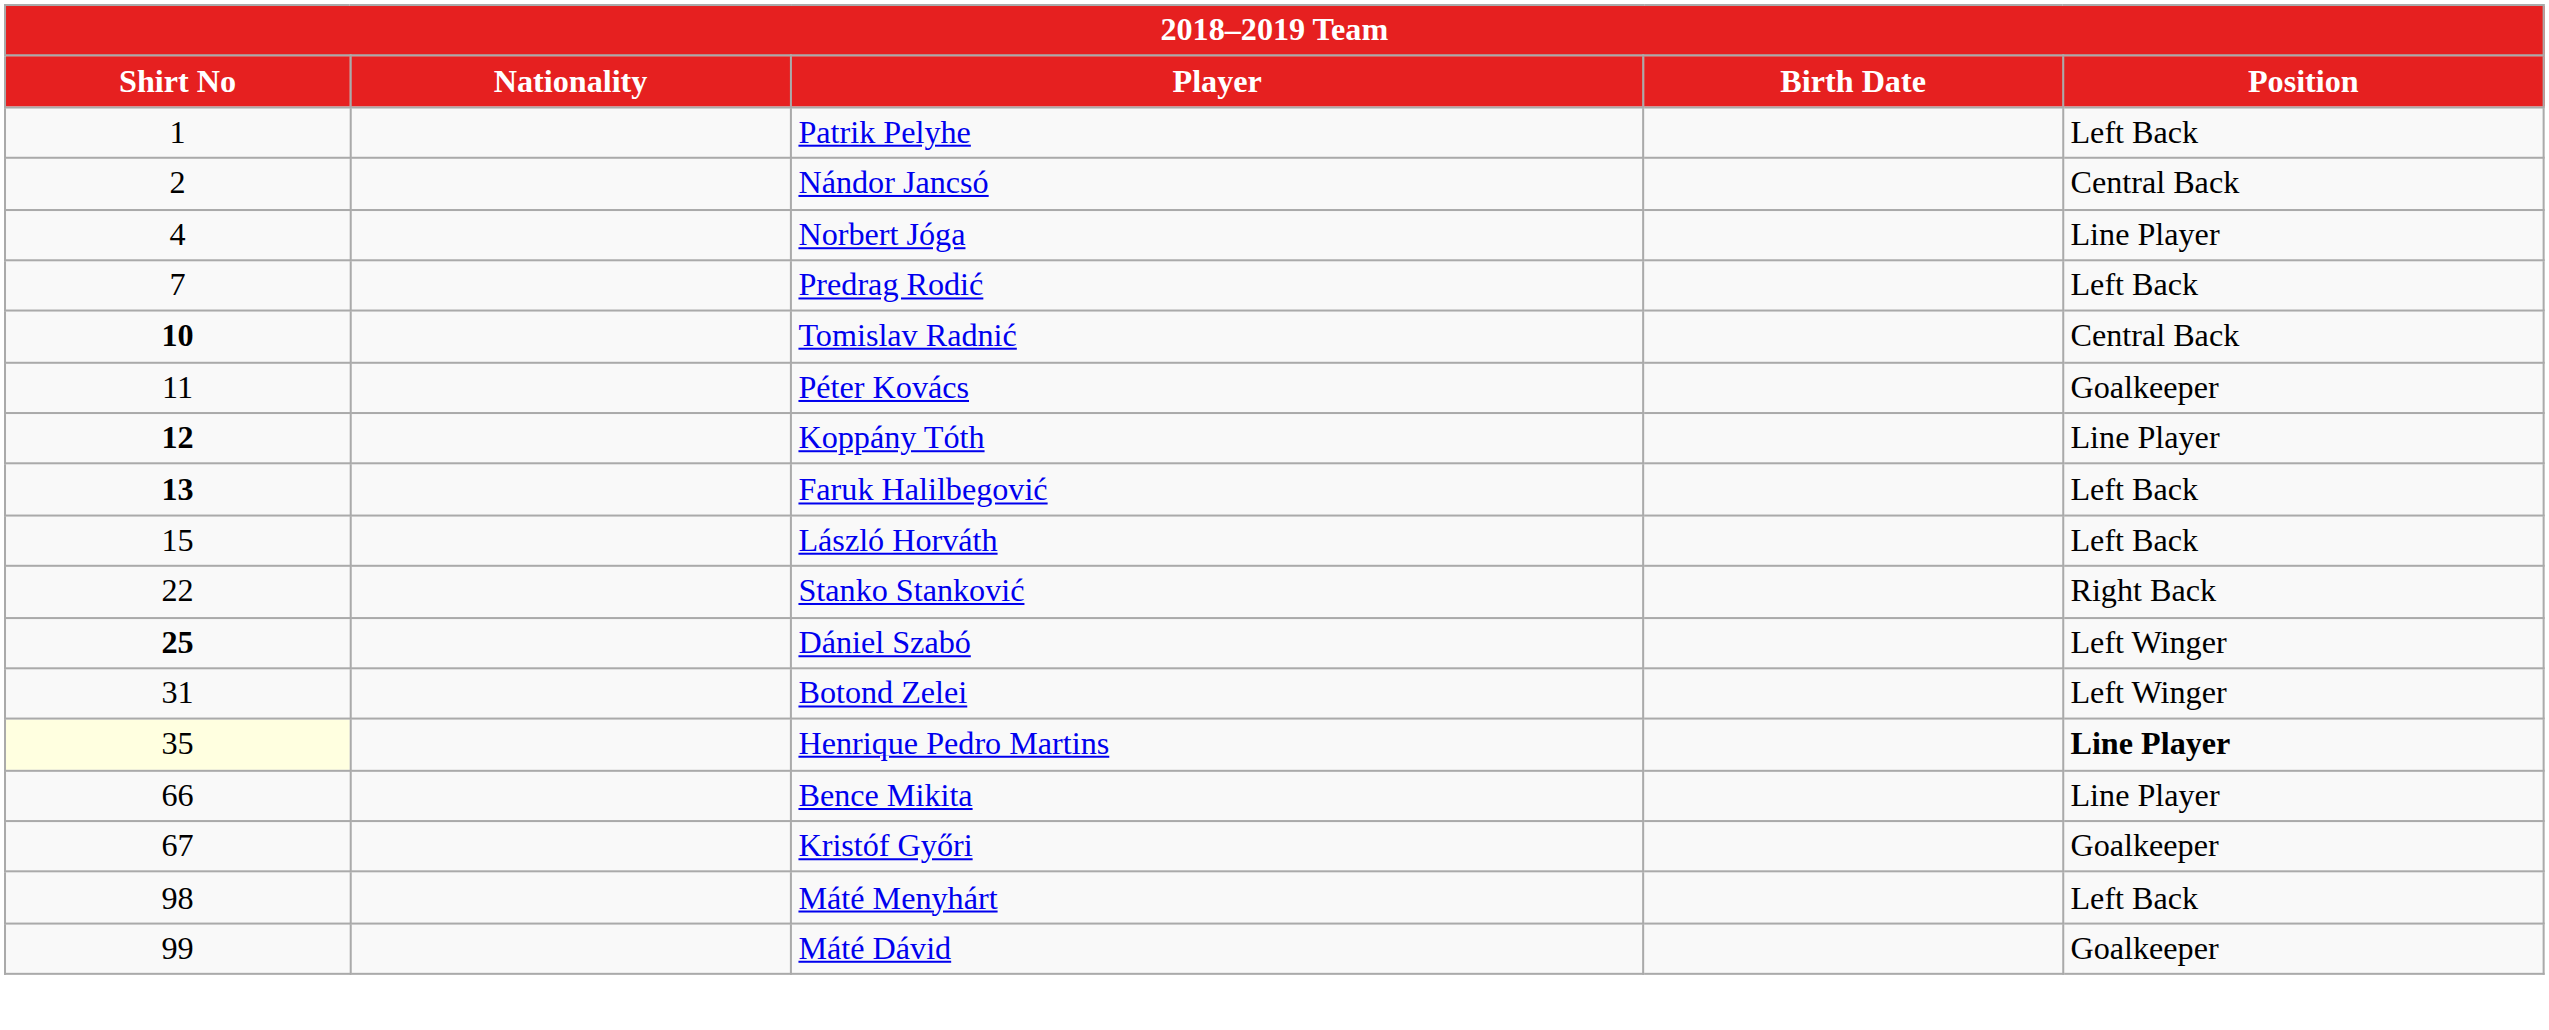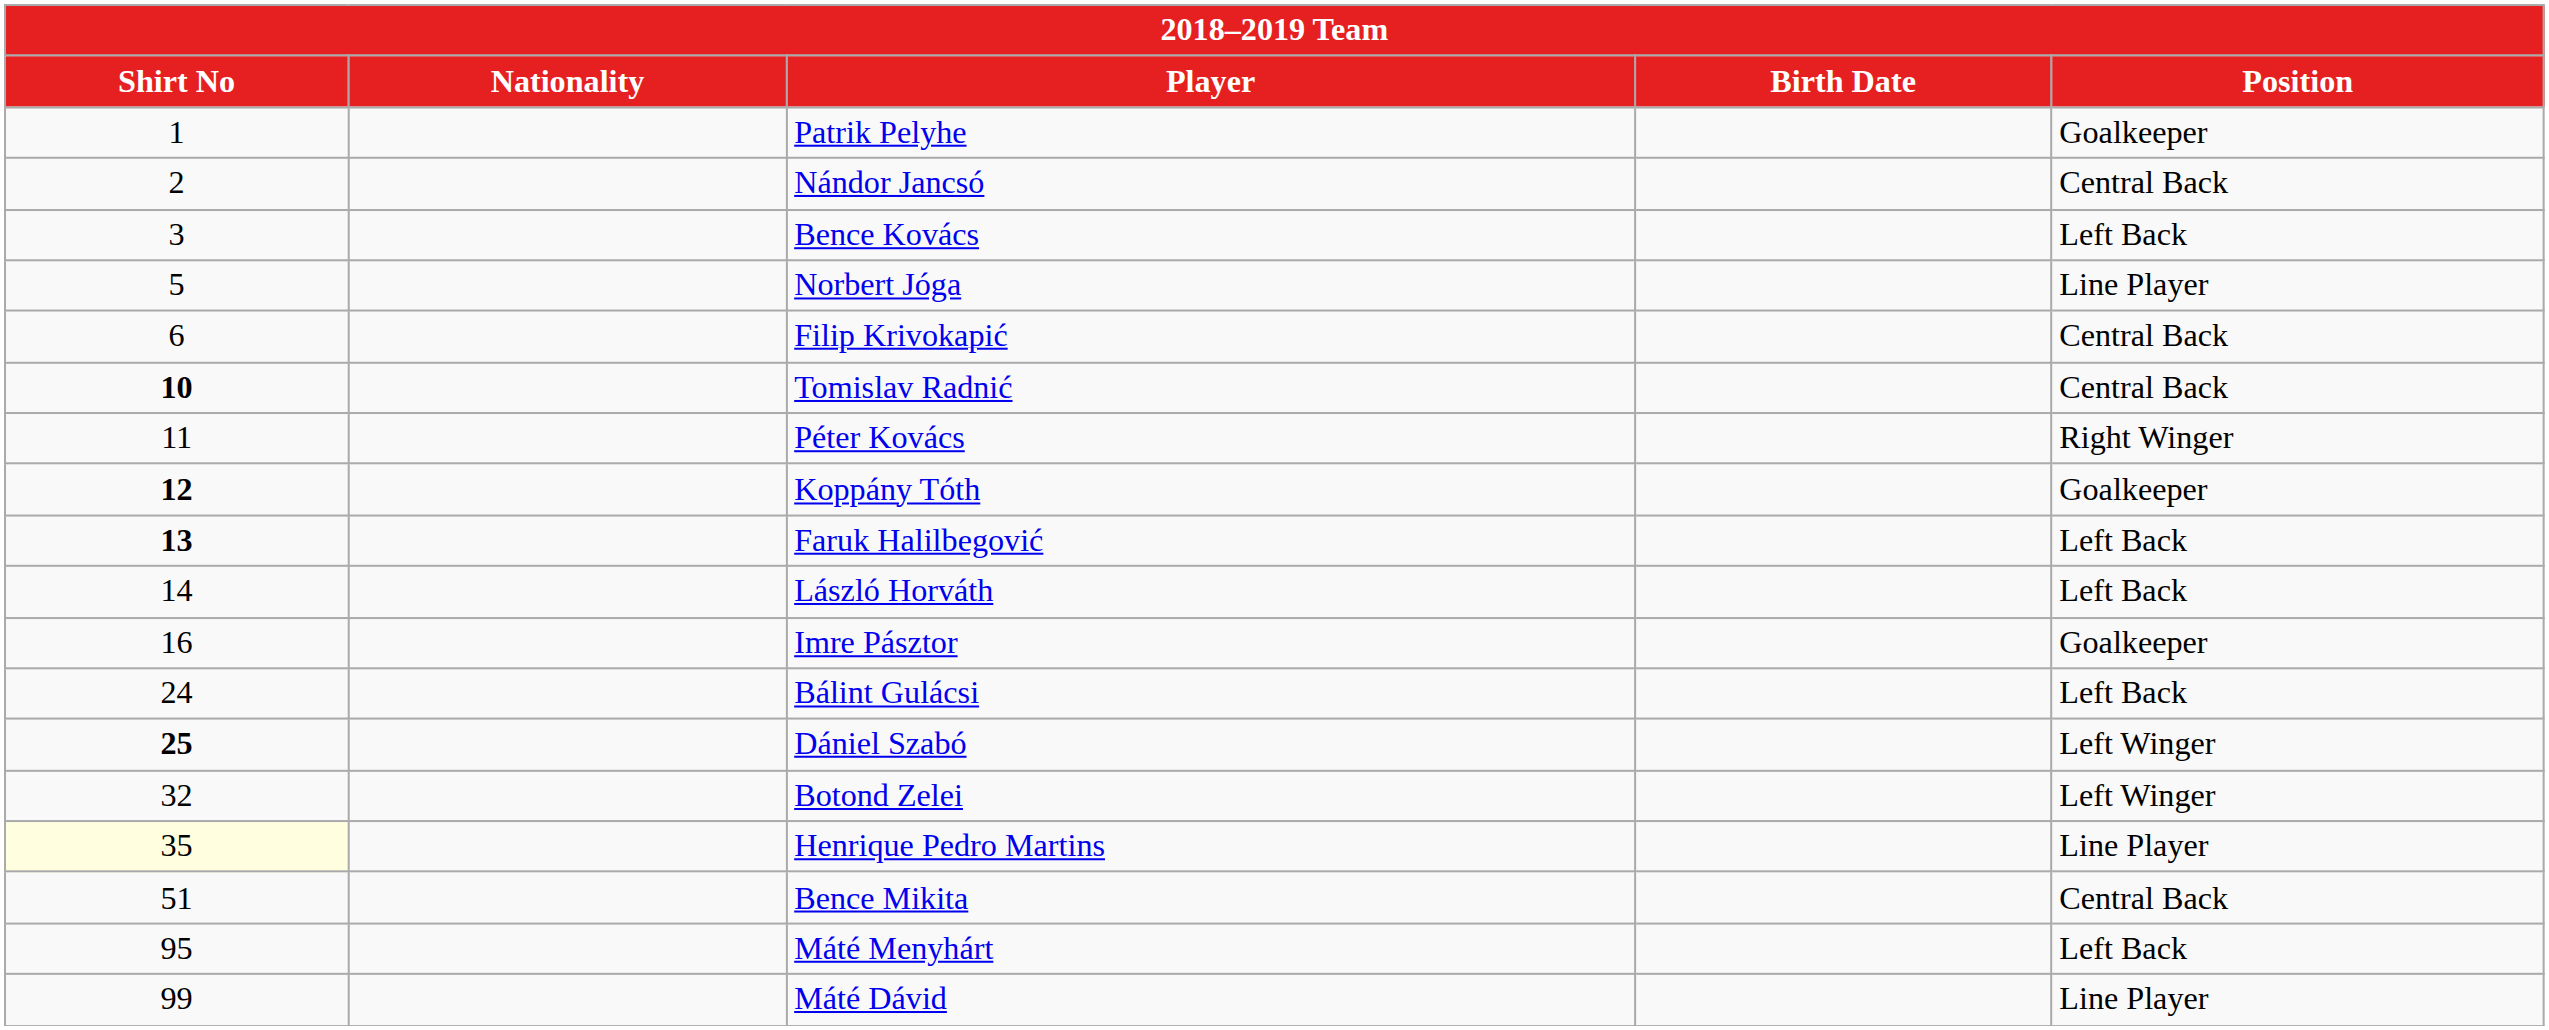(2134, 132) Left Back -> (2133, 132) Goalkeeper
+ row: (887, 234)
(178, 234) 4 -> (177, 285) 5
+ row: (901, 336)
- row: (891, 285)
(2145, 387) Goalkeeper -> (2146, 438) Right Winger
(2145, 438) Line Player -> (2133, 489) Goalkeeper
(178, 540) 15 -> (177, 591) 14
+ row: (876, 642)
- row: (911, 591)
+ row: (887, 693)
(178, 693) 31 -> (177, 795) 32
(2150, 744) bold -> (2134, 846) normal
(178, 795) 66 -> (177, 897) 51
(2145, 795) Line Player -> (2144, 897) Central Back
- row: (886, 846)
(178, 897) 98 -> (177, 948) 95
(2145, 948) Goalkeeper -> (2134, 999) Line Player
